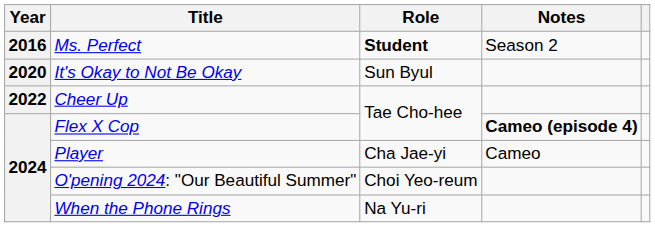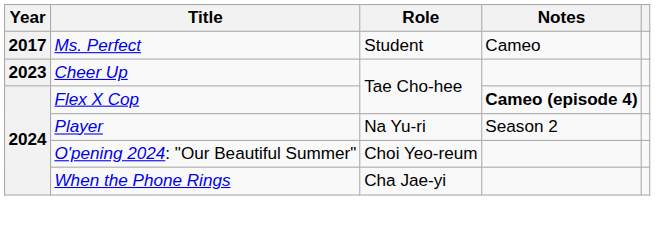(28, 45) 2016 -> (28, 45) 2017
(396, 45) bold -> (394, 45) normal
(522, 45) Season 2 -> (513, 45) Cameo
- row: (148, 72)
(28, 99) 2022 -> (28, 72) 2023
(405, 153) Cha Jae-yi -> (395, 126) Na Yu-ri
(513, 153) Cameo -> (522, 126) Season 2
(395, 208) Na Yu-ri -> (405, 180) Cha Jae-yi
